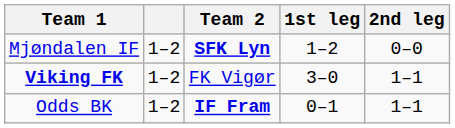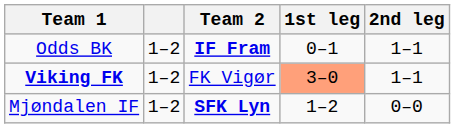rows swapped: (74, 108) <-> (74, 49)
(322, 78) no background -> (322, 78) lightsalmon background
